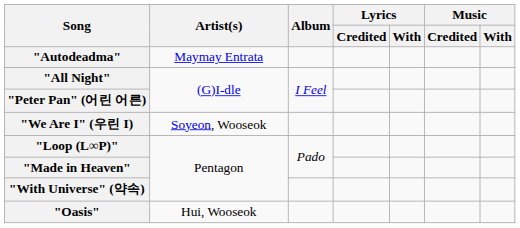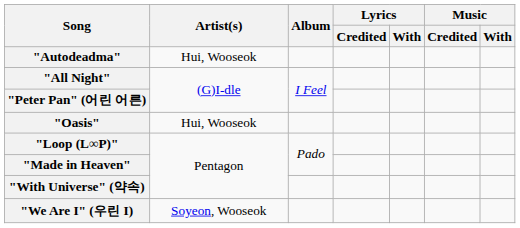(219, 57) Maymay Entrata -> (219, 57) Hui, Wooseok
rows swapped: (77, 212) <-> (77, 123)
